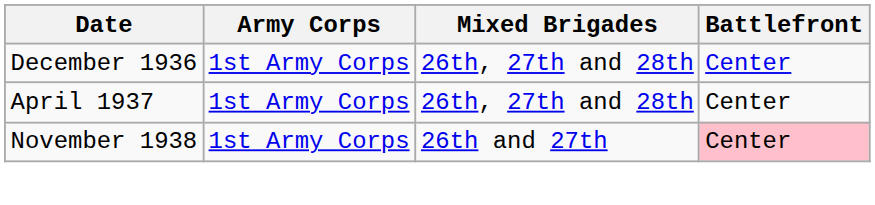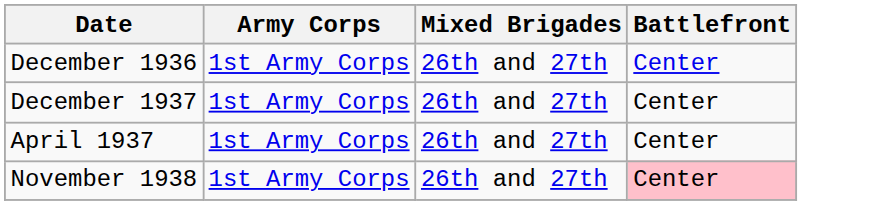(557, 63) 26th, 27th and 28th -> (514, 63) 26th and 27th
+ row: (104, 102)
(557, 102) 26th, 27th and 28th -> (514, 141) 26th and 27th
